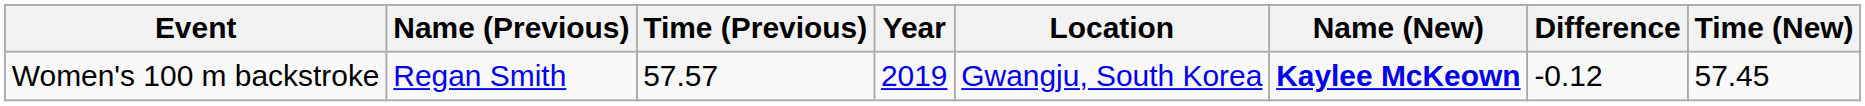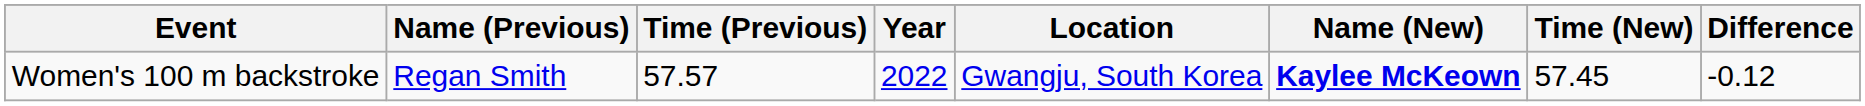columns swapped: (1774, 28) <-> (1608, 28)
(914, 75) 2019 -> (914, 75) 2022
